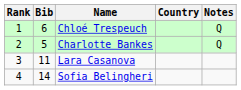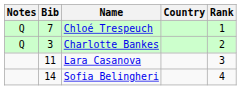columns swapped: (19, 12) <-> (219, 12)
(44, 29) 6 -> (50, 29) 7
(44, 45) 5 -> (50, 45) 3
